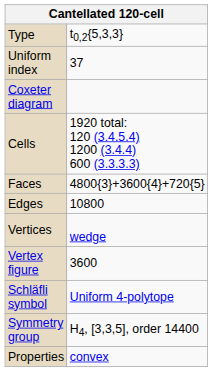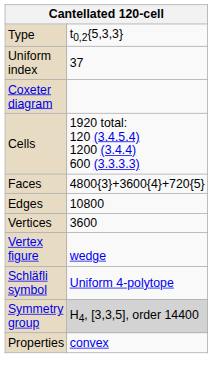(88, 236) wedge -> (83, 223) 3600
(83, 263) 3600 -> (88, 256) wedge
(134, 330) no background -> (134, 316) lightgrey background
